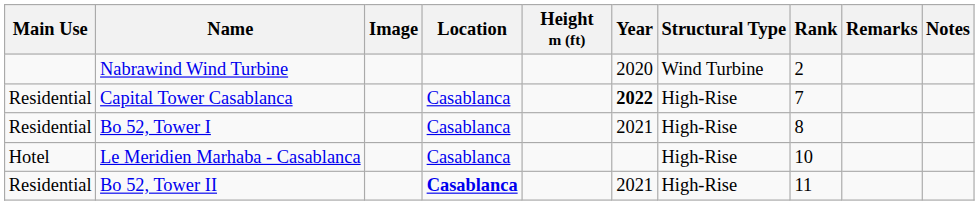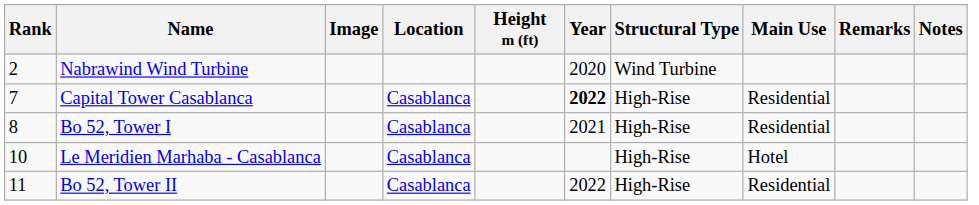columns swapped: (816, 29) <-> (50, 29)
(472, 185) bold -> (429, 185) normal
(635, 185) 2021 -> (588, 185) 2022
